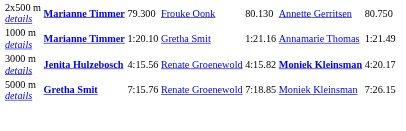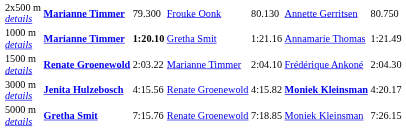(143, 39) normal -> (149, 39) bold
+ row: (20, 64)
